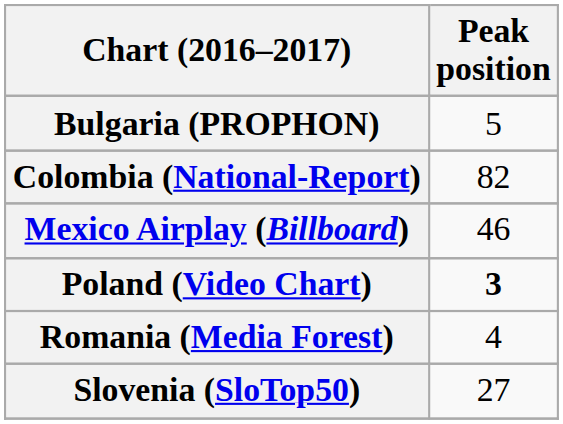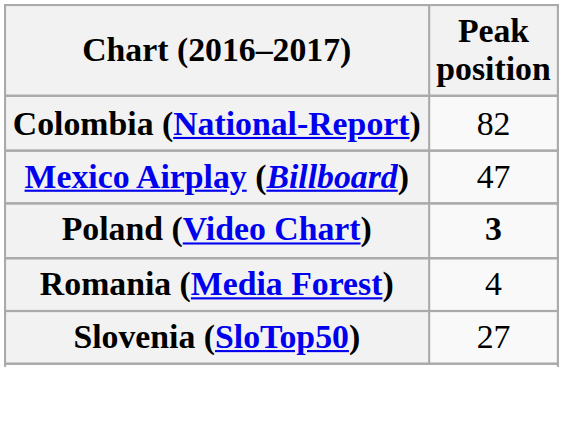- row: (217, 122)
(494, 229) 46 -> (494, 176) 47
